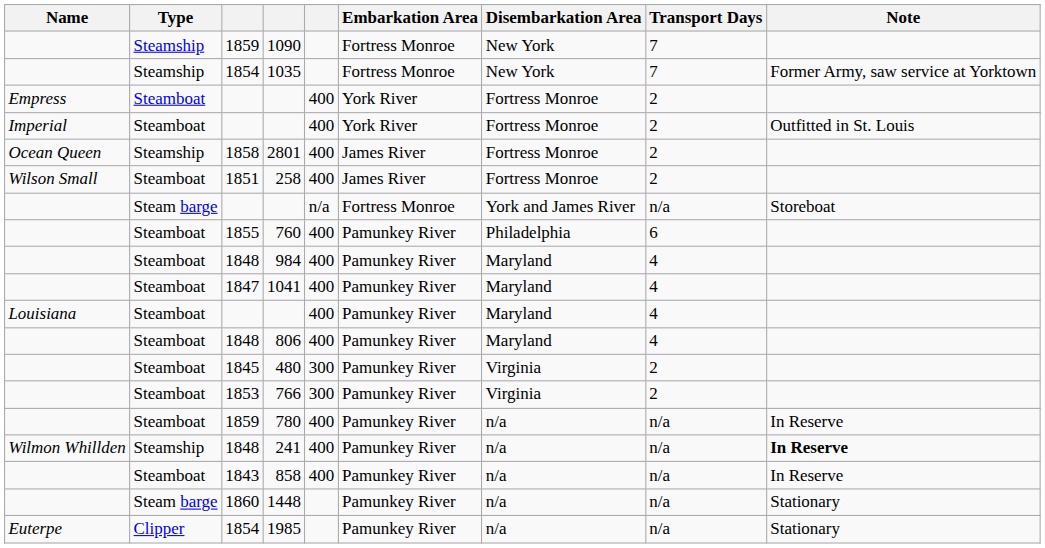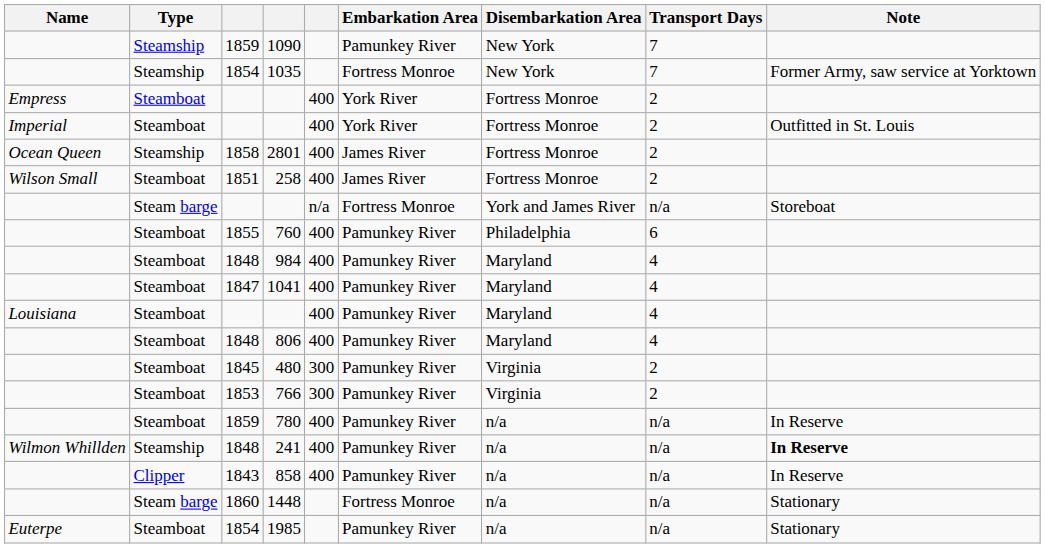(398, 44) Fortress Monroe -> (399, 44) Pamunkey River
(169, 475) Steamboat -> (159, 475) Clipper
(399, 502) Pamunkey River -> (398, 502) Fortress Monroe
(159, 529) Clipper -> (169, 529) Steamboat
